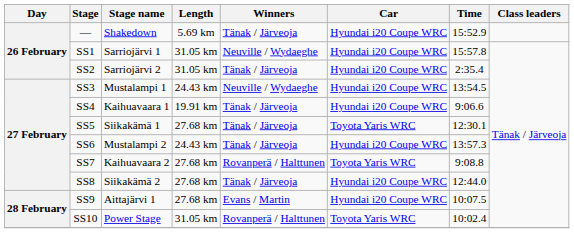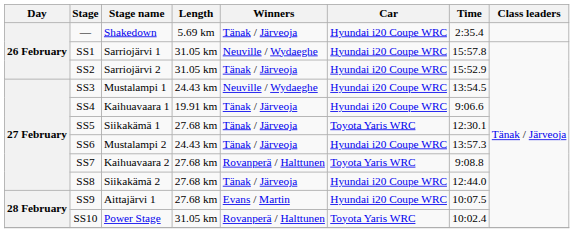(469, 32) 15:52.9 -> (469, 32) 2:35.4
(469, 69) 2:35.4 -> (469, 69) 15:52.9
